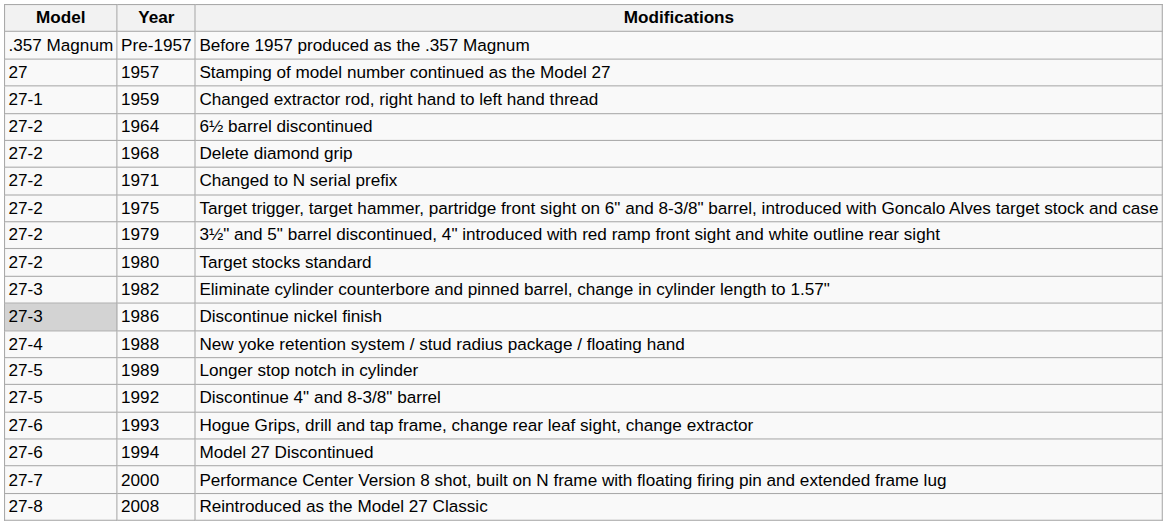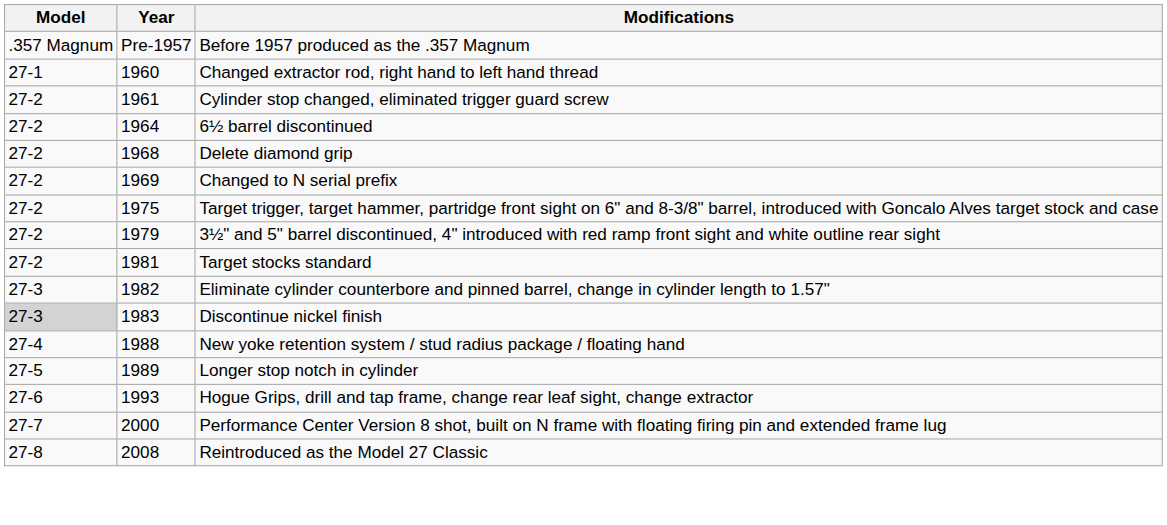- row: (405, 72)
(140, 99) 1959 -> (140, 72) 1960
+ row: (404, 99)
(140, 180) 1971 -> (140, 180) 1969
(140, 262) 1980 -> (140, 262) 1981
(140, 316) 1986 -> (140, 316) 1983
- row: (320, 398)
- row: (286, 452)
